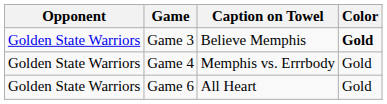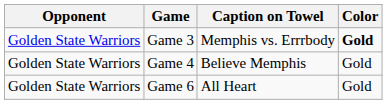(253, 39) Believe Memphis -> (268, 39) Memphis vs. Errrbody
(268, 63) Memphis vs. Errrbody -> (253, 63) Believe Memphis
